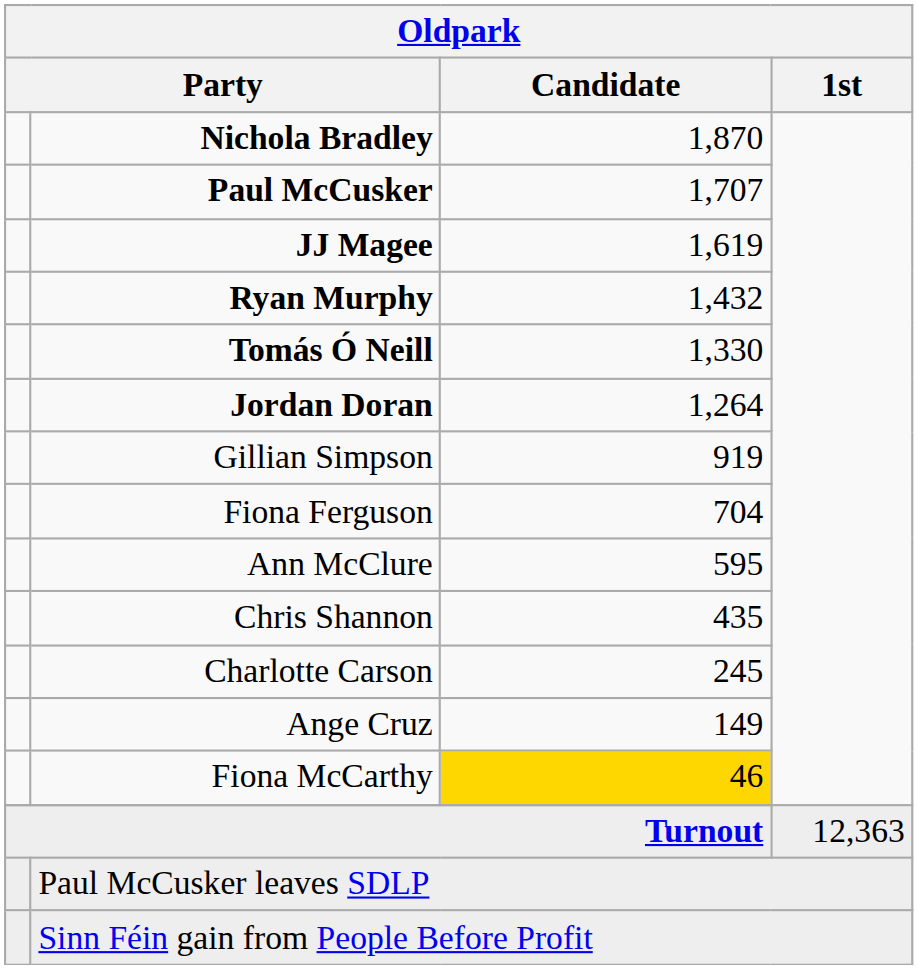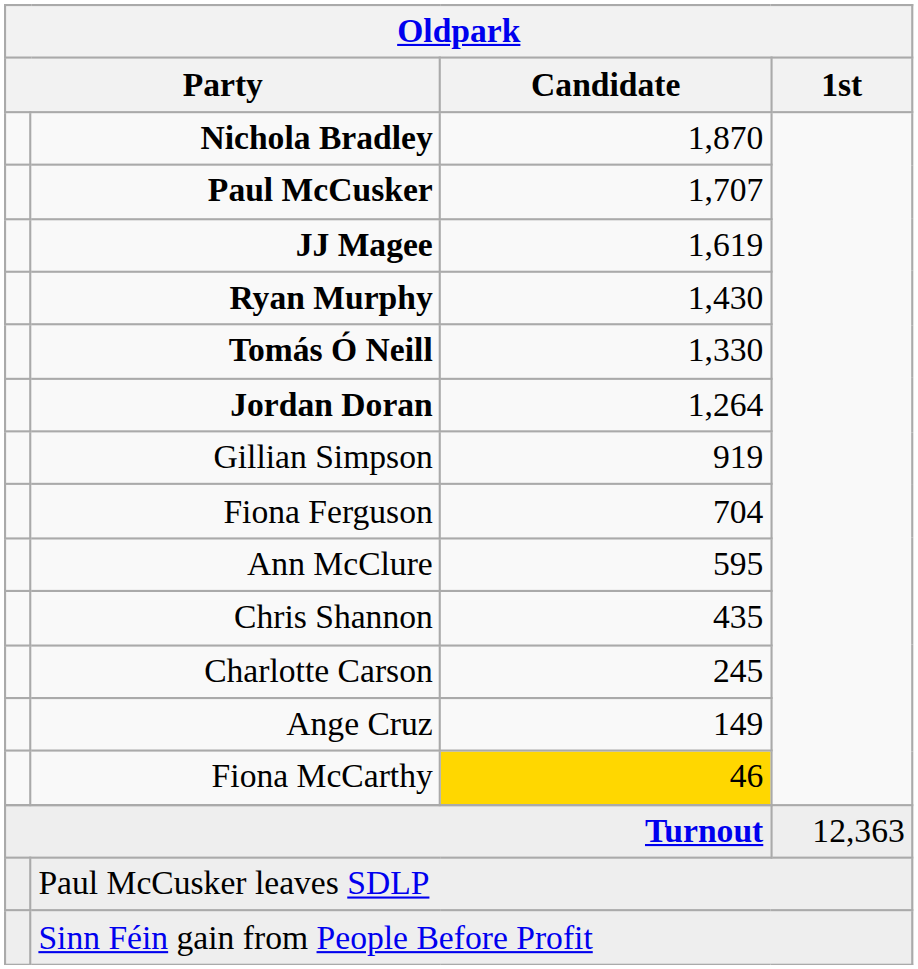(725, 297) 1,432 -> (725, 297) 1,430
